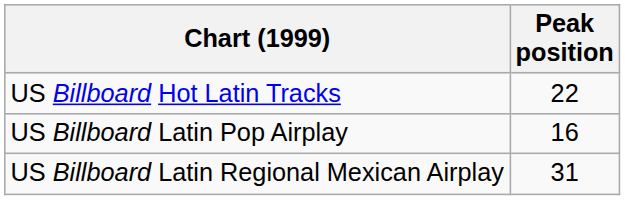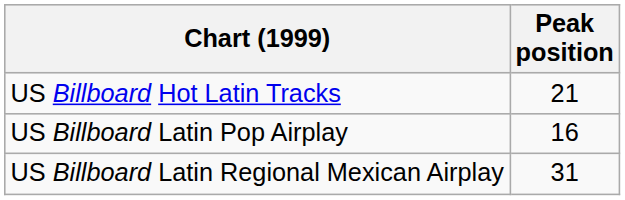(565, 93) 22 -> (565, 93) 21
